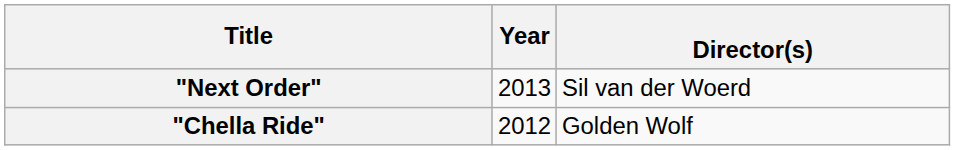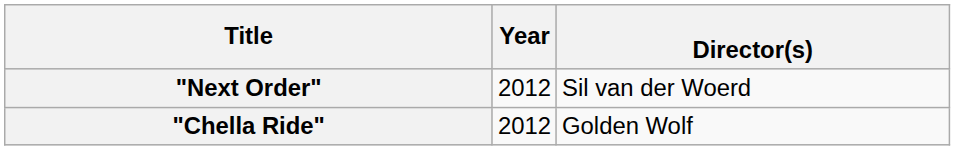(525, 88) 2013 -> (525, 88) 2012
